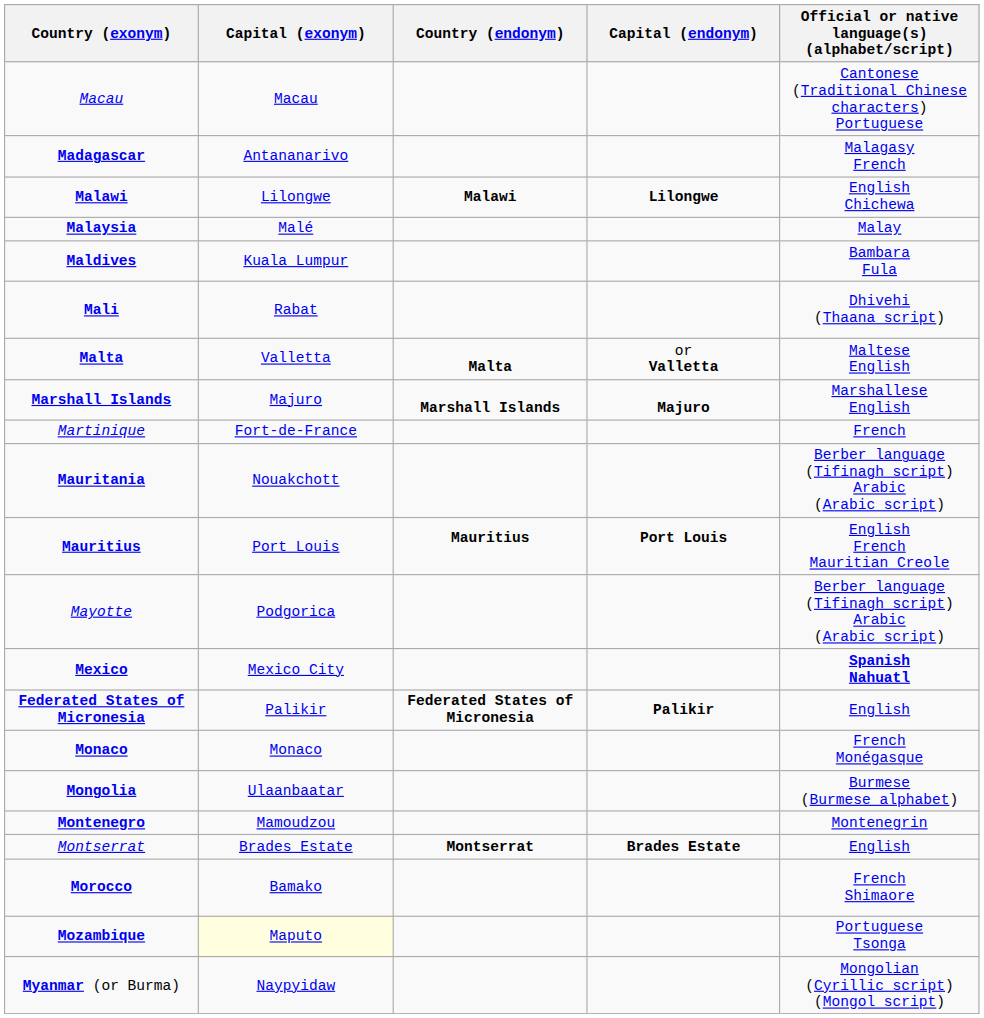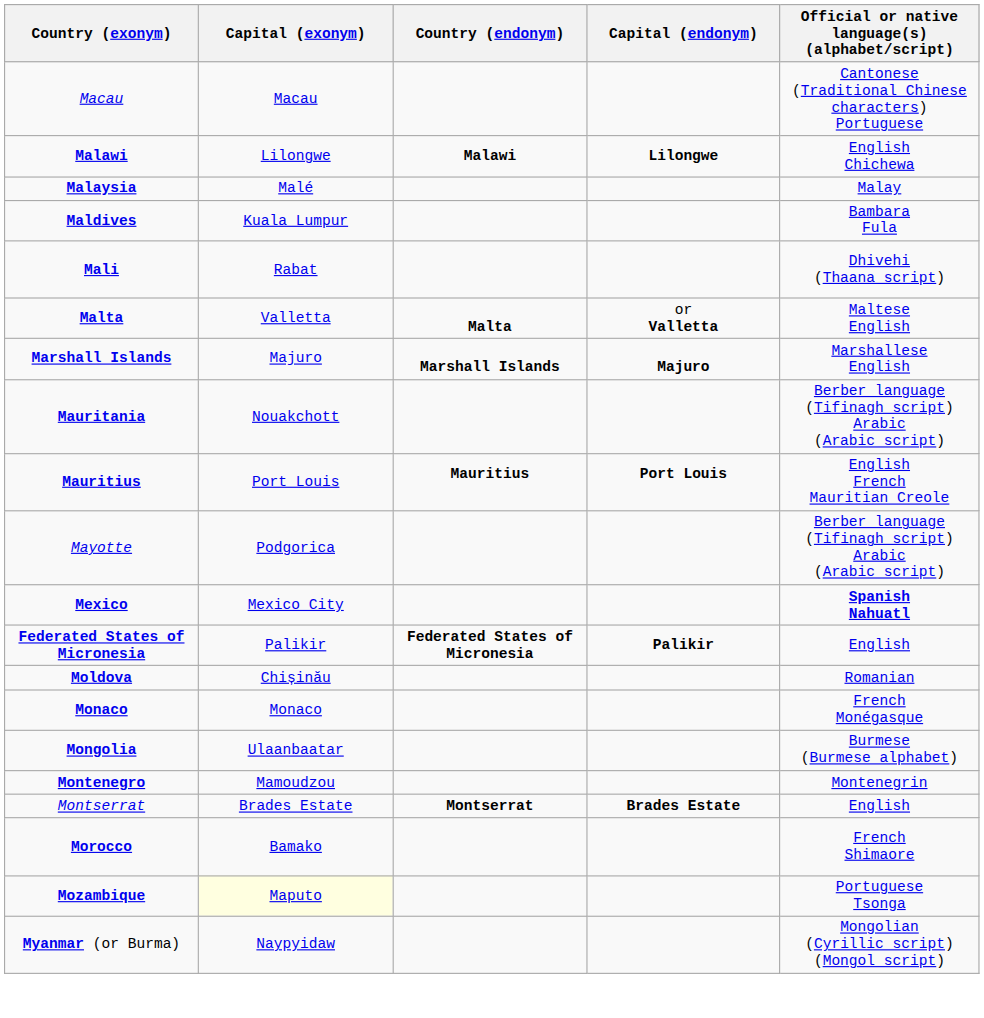- row: (101, 156)
- row: (101, 432)
+ row: (101, 678)
